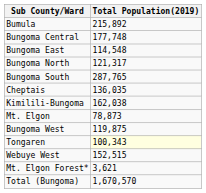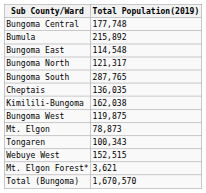rows swapped: (21, 24) <-> (43, 37)
rows swapped: (28, 116) <-> (35, 129)
(110, 142) lightyellow background -> (110, 142) no background
